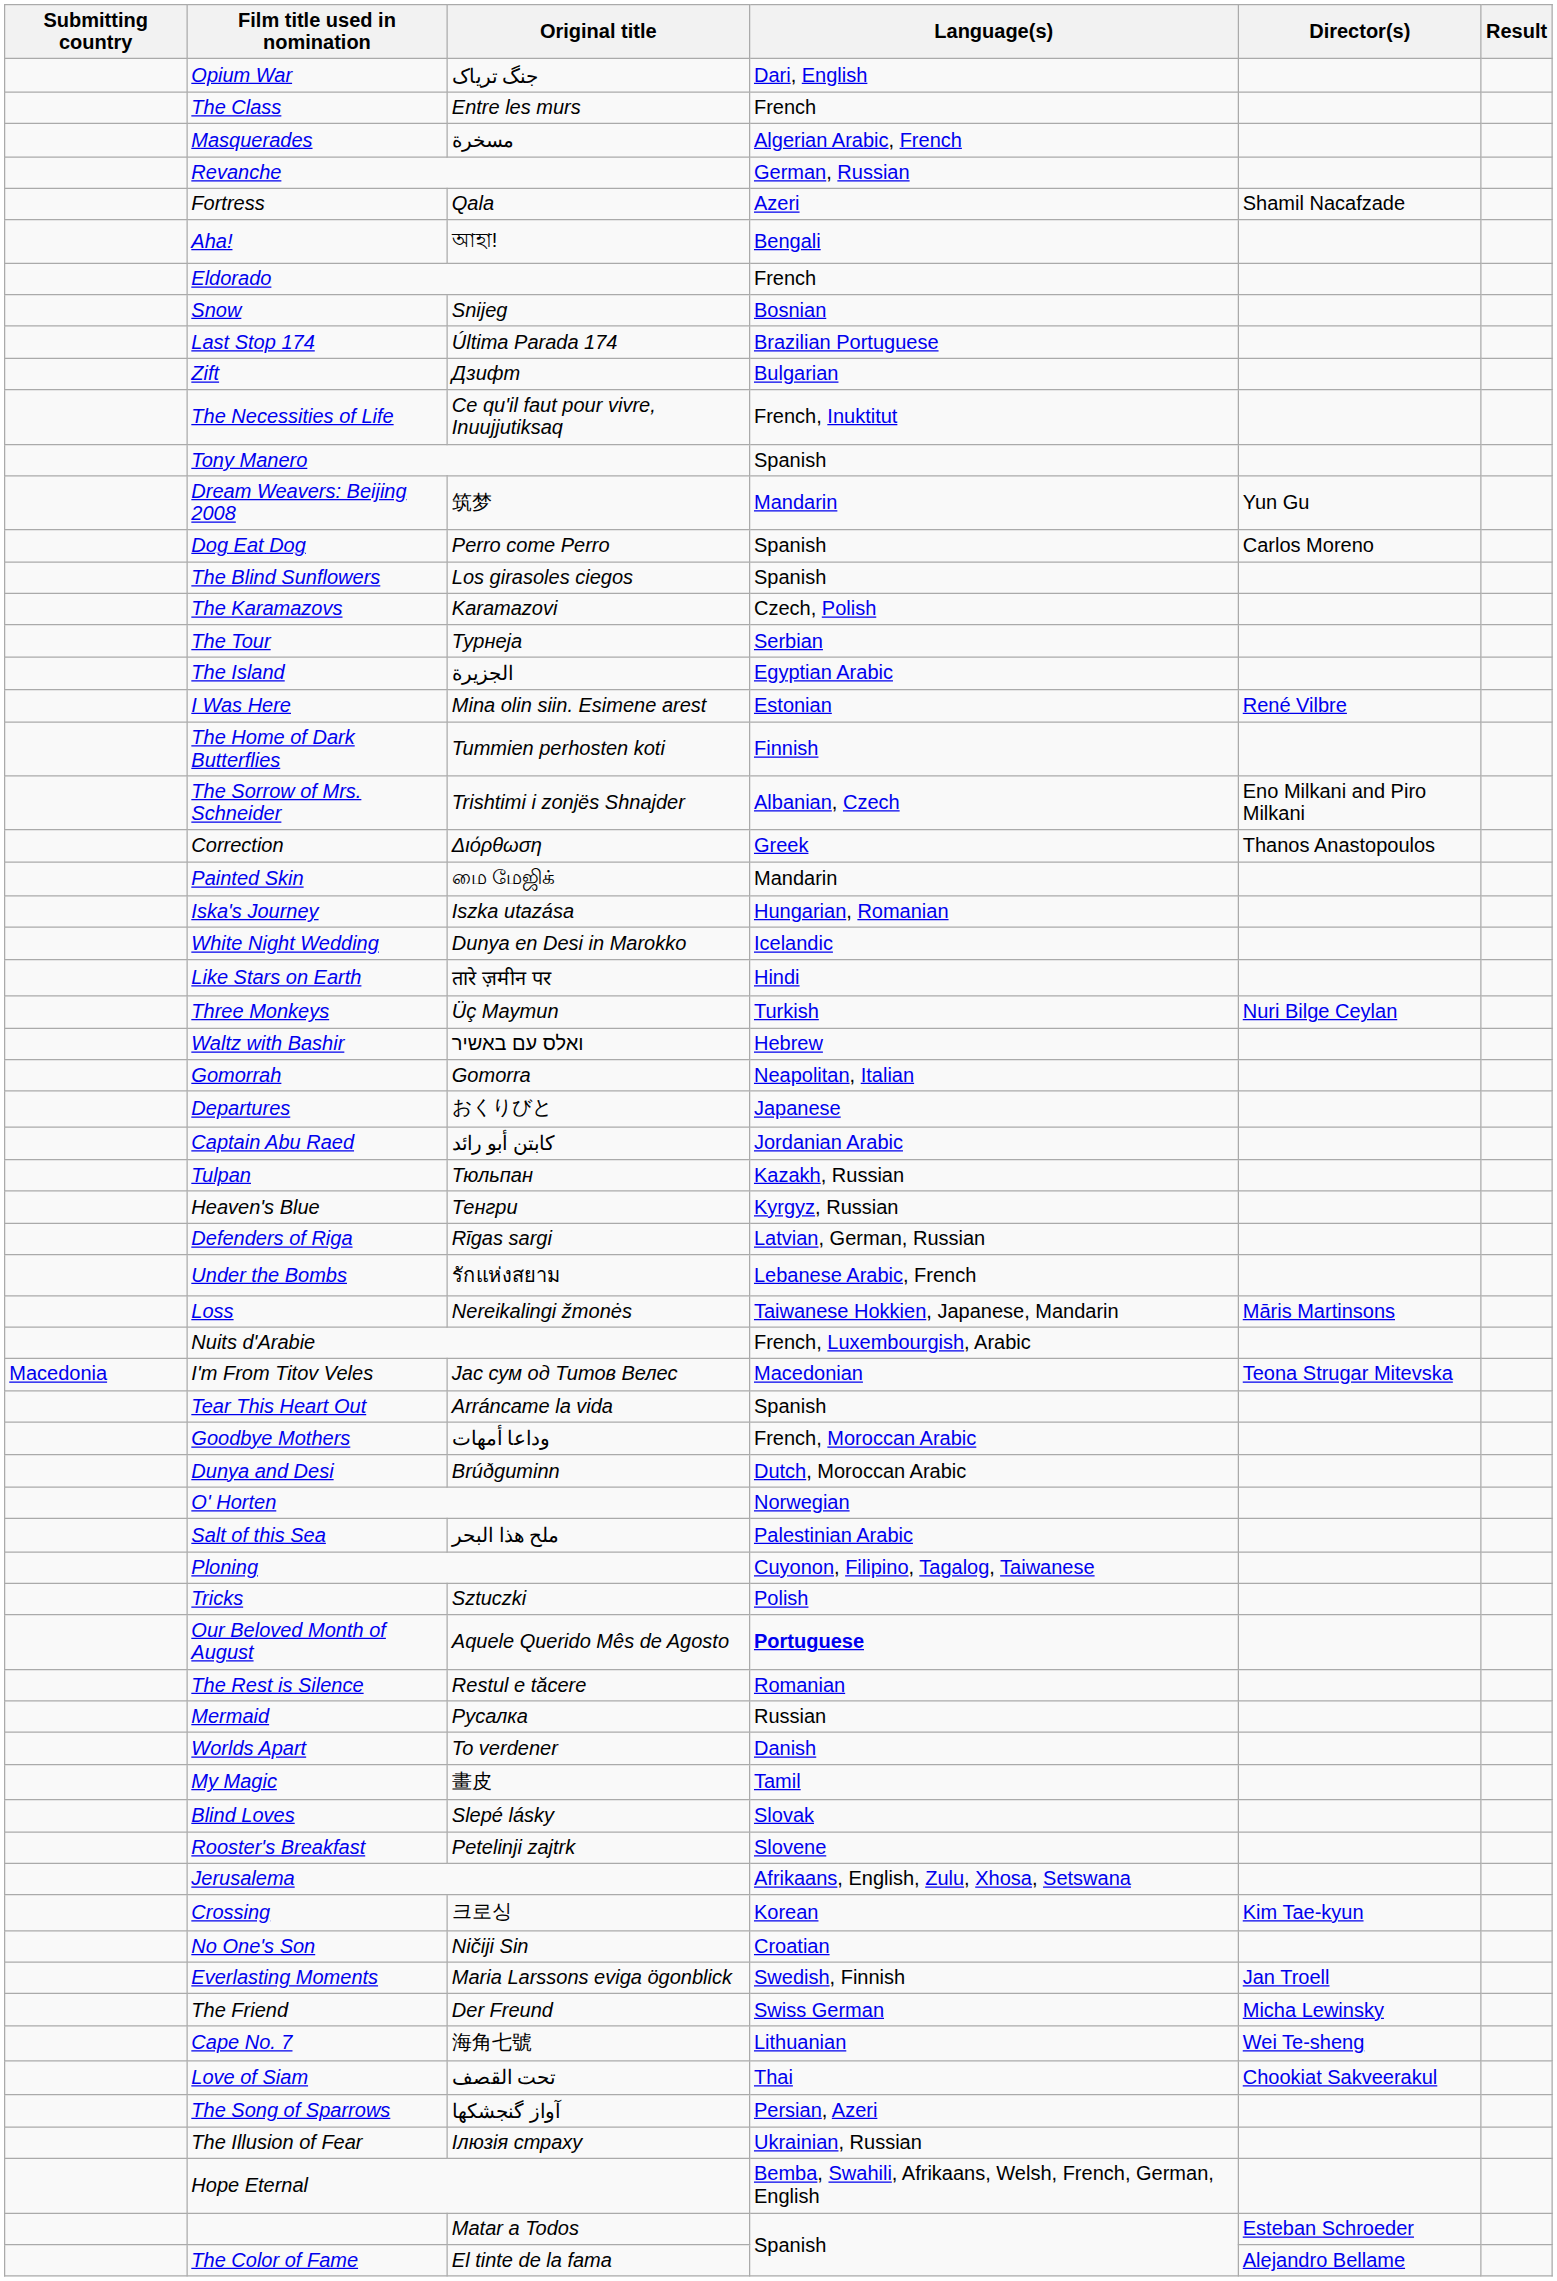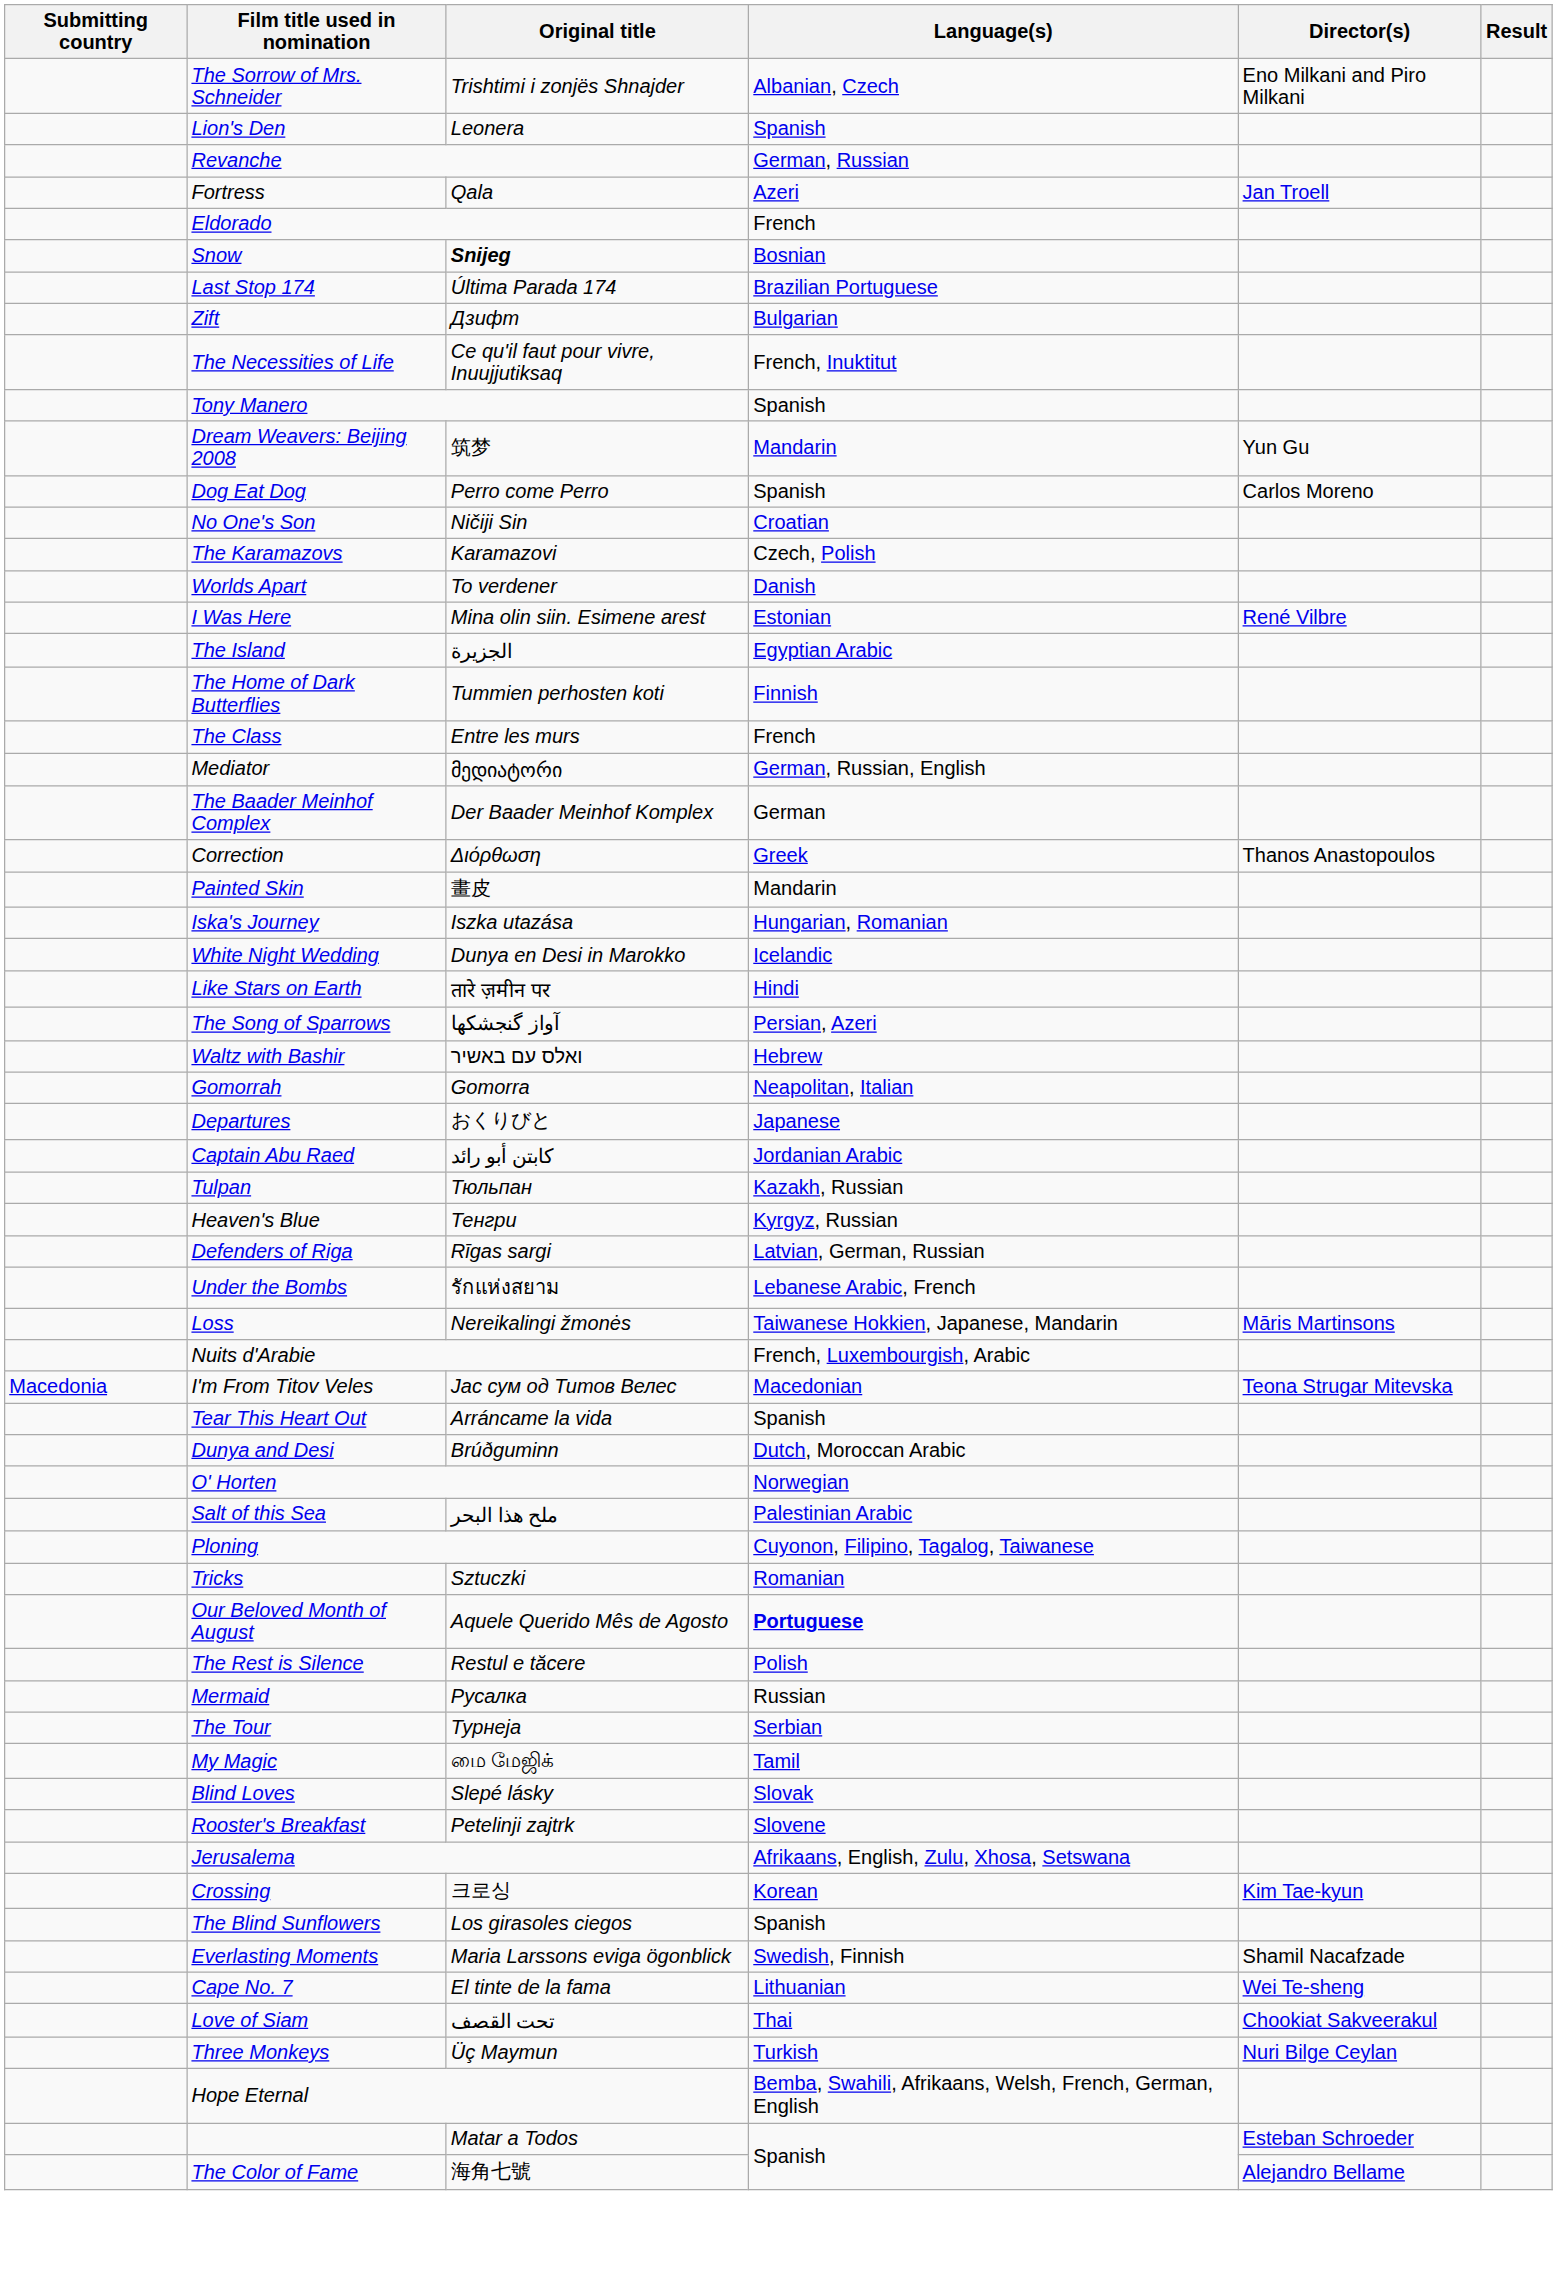- row: (242, 75)
rows swapped: (276, 802) <-> (236, 107)
- row: (252, 139)
+ row: (238, 128)
(1324, 203) Shamil Nacafzade -> (1286, 192) Jan Troell
- row: (212, 241)
(480, 310) normal -> (481, 255) bold
rows swapped: (253, 1946) <-> (286, 577)
rows swapped: (249, 1748) <-> (231, 640)
rows swapped: (238, 673) <-> (241, 705)
+ row: (230, 769)
+ row: (282, 812)
(503, 877) மை மேஜிக் -> (471, 888) 畫皮
rows swapped: (291, 2110) <-> (260, 1011)
- row: (271, 1438)
(781, 1598) Polish -> (799, 1578) Romanian
(800, 1684) Romanian -> (781, 1664) Polish
(472, 1781) 畫皮 -> (502, 1759) மை மேஜிக்
(1286, 1977) Jan Troell -> (1324, 1956) Shamil Nacafzade
- row: (240, 2009)
(492, 2042) 海角七號 -> (531, 1987) El tinte de la fama
- row: (277, 2142)
(532, 2260) El tinte de la fama -> (491, 2171) 海角七號
